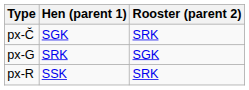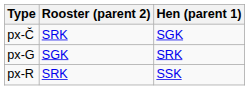columns swapped: (84, 14) <-> (187, 14)
